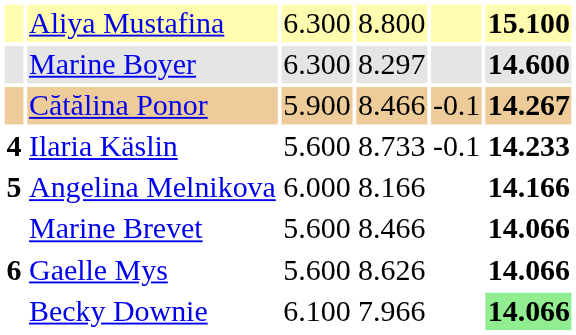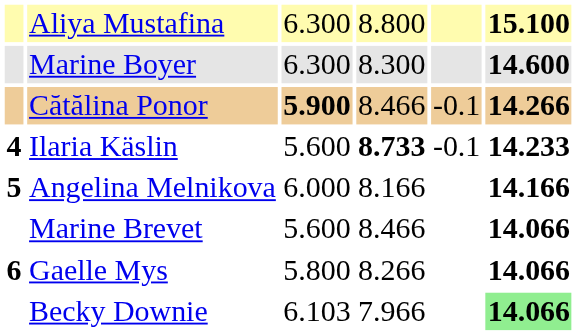(392, 64) 8.297 -> (392, 64) 8.300
(317, 105) normal -> (317, 105) bold
(529, 105) 14.267 -> (529, 105) 14.266
(392, 146) normal -> (392, 146) bold
(317, 269) 5.600 -> (317, 269) 5.800
(392, 269) 8.626 -> (392, 269) 8.266
(317, 310) 6.100 -> (317, 310) 6.103
